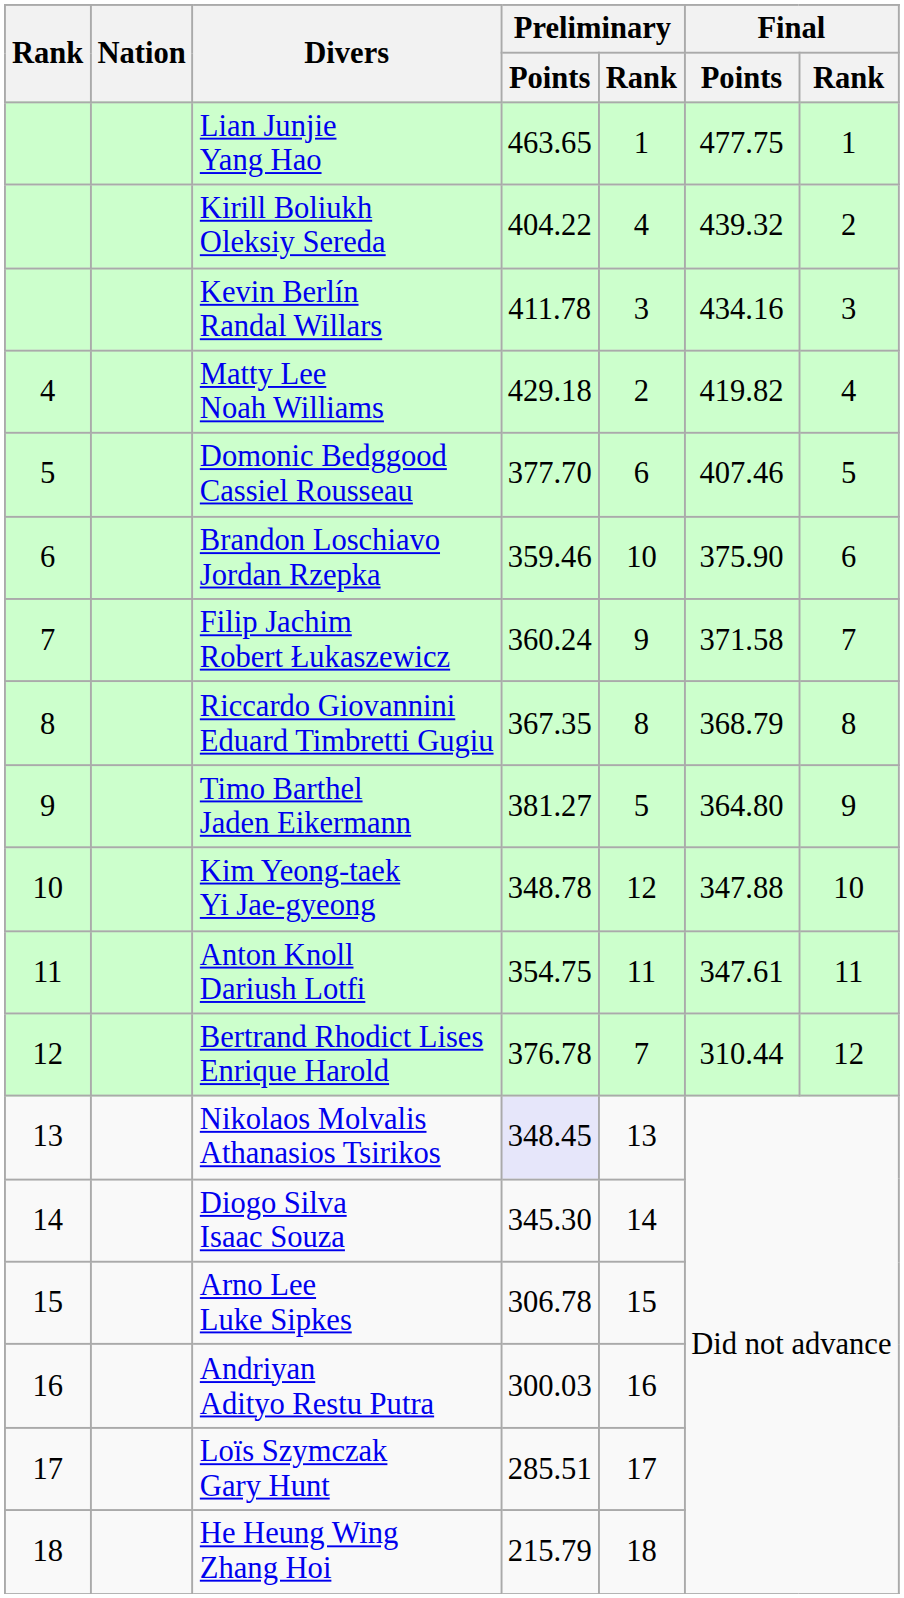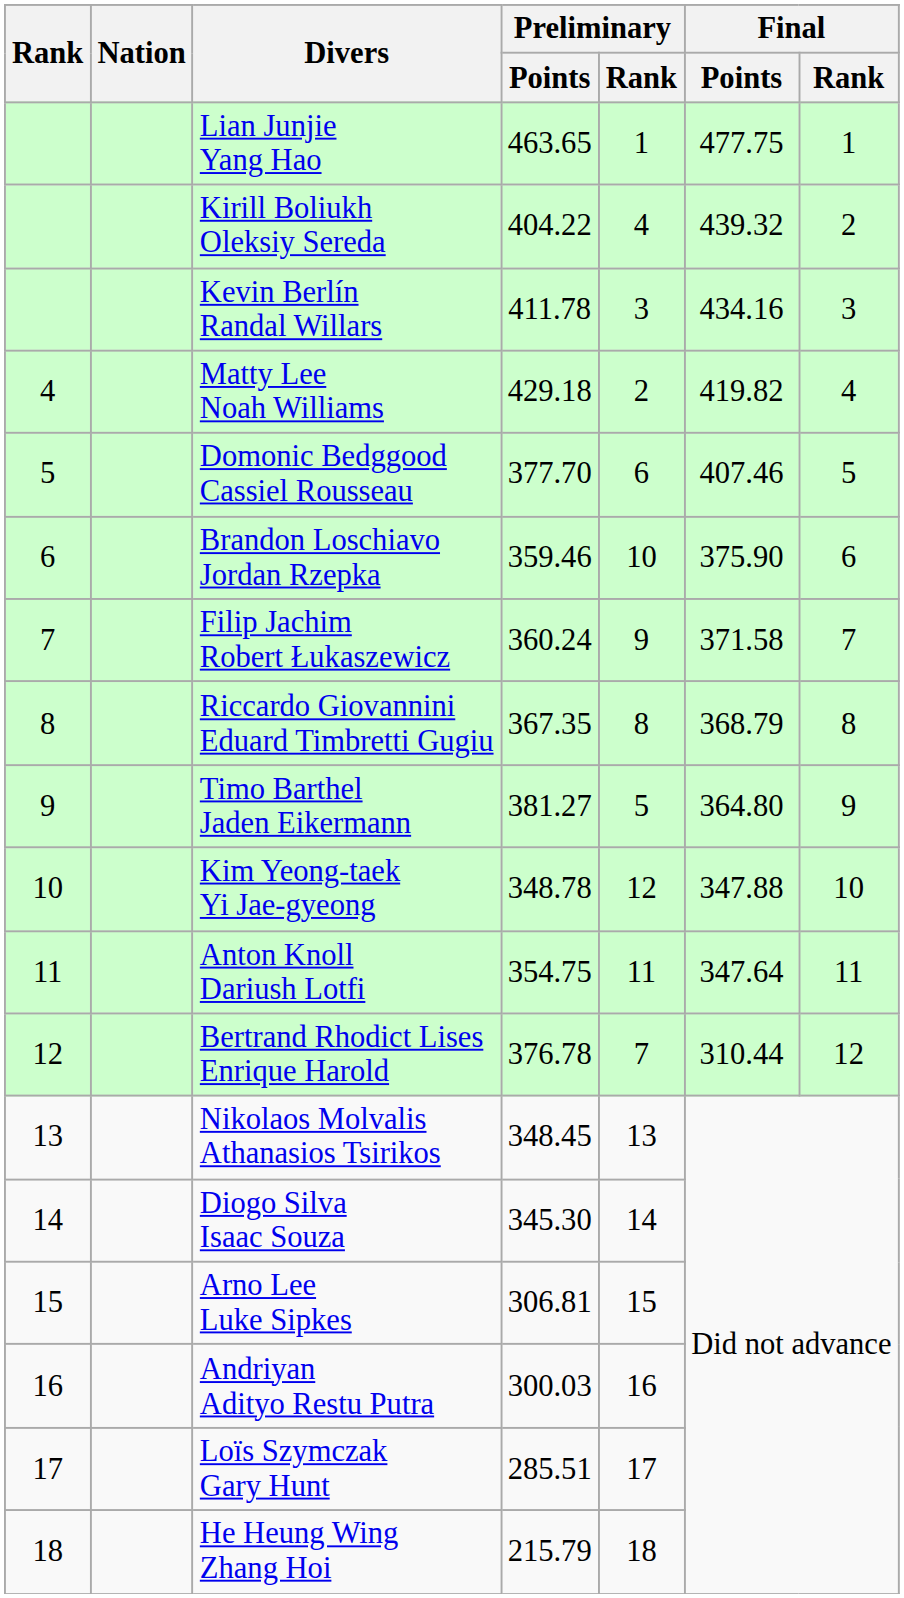(741, 971) 347.61 -> (741, 971) 347.64
(550, 1137) lavender background -> (550, 1137) no background
(550, 1302) 306.78 -> (550, 1302) 306.81
